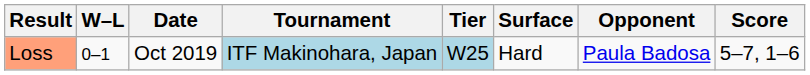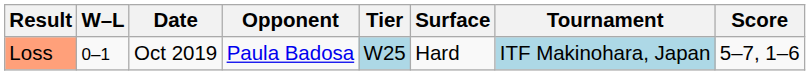columns swapped: (332, 20) <-> (647, 20)
